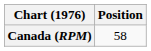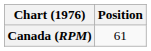(120, 35) 58 -> (120, 35) 61
